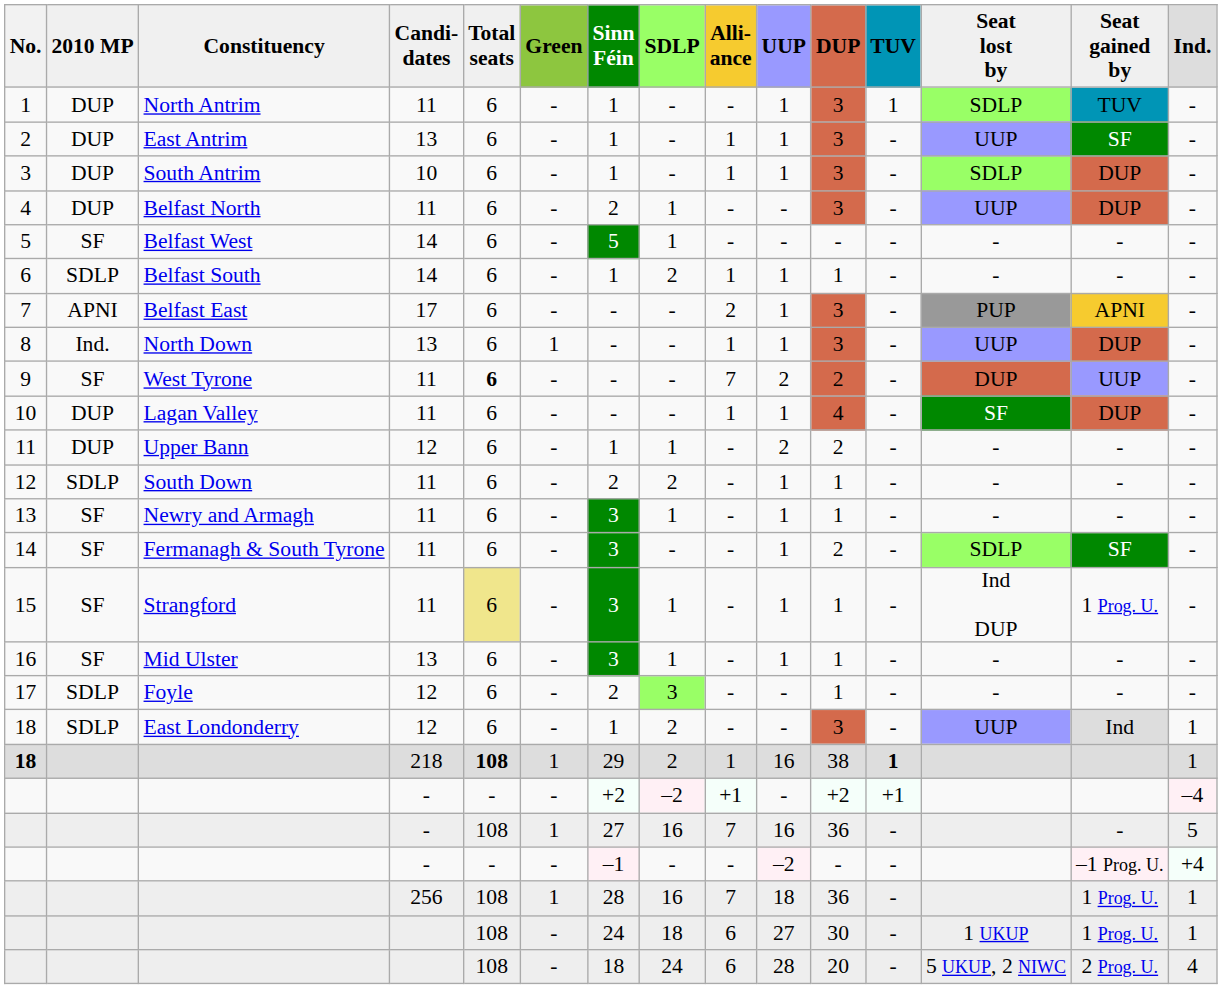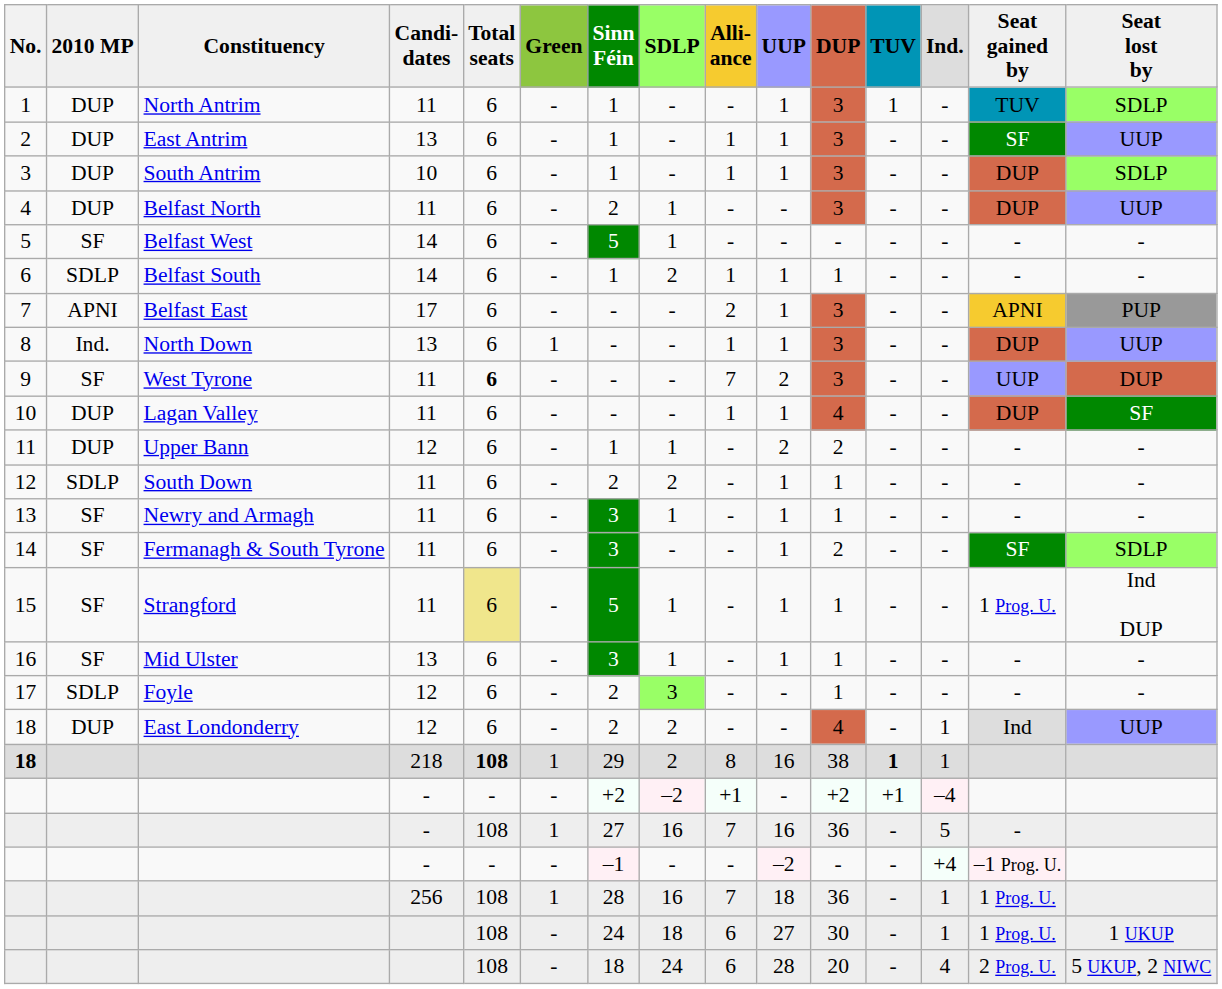columns swapped: (1192, 45) <-> (996, 45)
(838, 378) 2 -> (838, 378) 3
(613, 604) 3 -> (613, 604) 5
(93, 726) SDLP -> (92, 726) DUP
(613, 726) 1 -> (613, 726) 2
(838, 726) 3 -> (838, 726) 4
(731, 761) 1 -> (731, 761) 8
